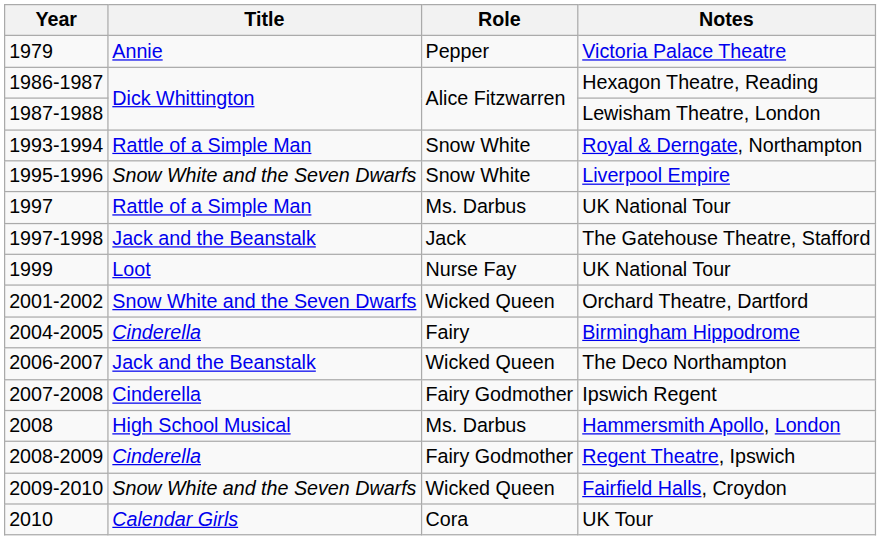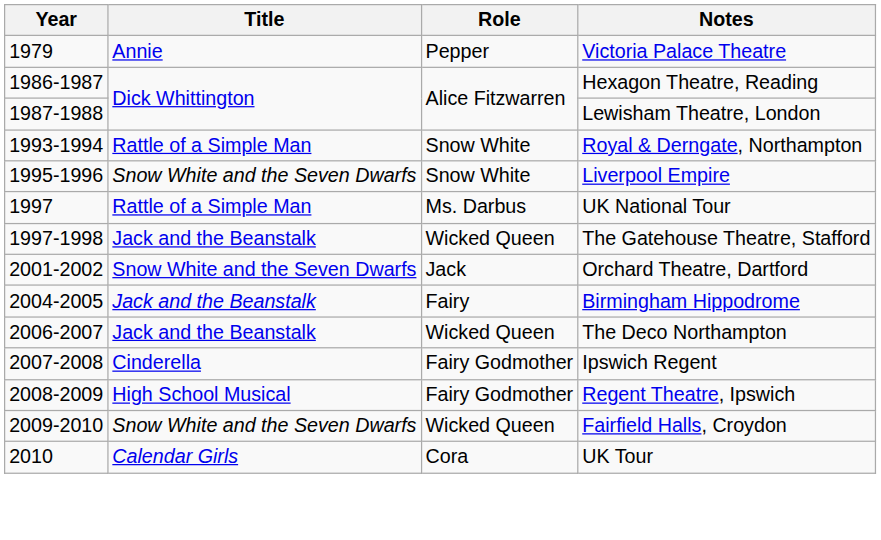(446, 238) Jack -> (490, 238) Wicked Queen
- row: (31, 269)
(490, 301) Wicked Queen -> (446, 269) Jack
(157, 332) Cinderella -> (214, 301) Jack and the Beanstalk
- row: (31, 425)
(157, 457) Cinderella -> (201, 394) High School Musical
